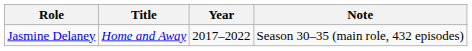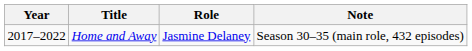columns swapped: (221, 14) <-> (51, 14)
